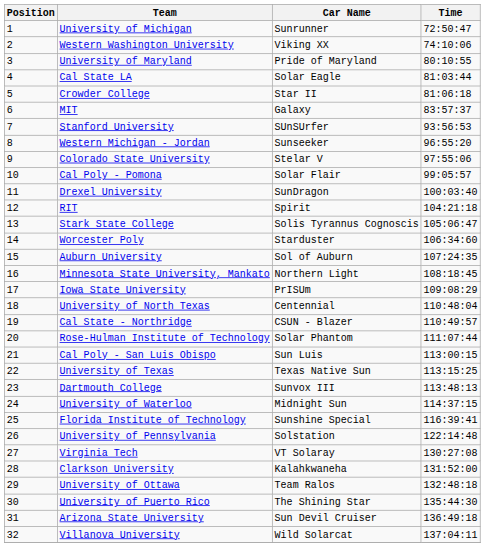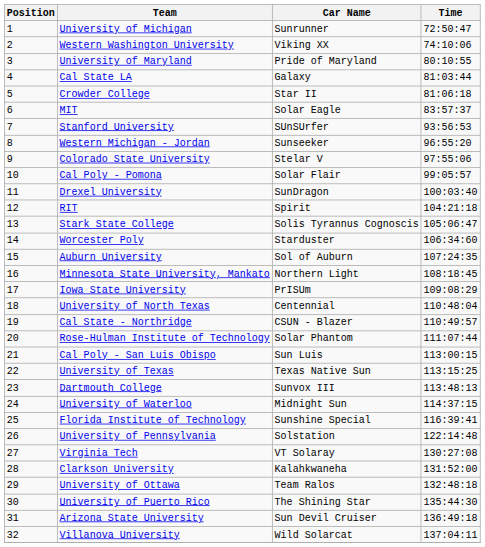(308, 78) Solar Eagle -> (293, 78) Galaxy
(293, 110) Galaxy -> (308, 110) Solar Eagle
